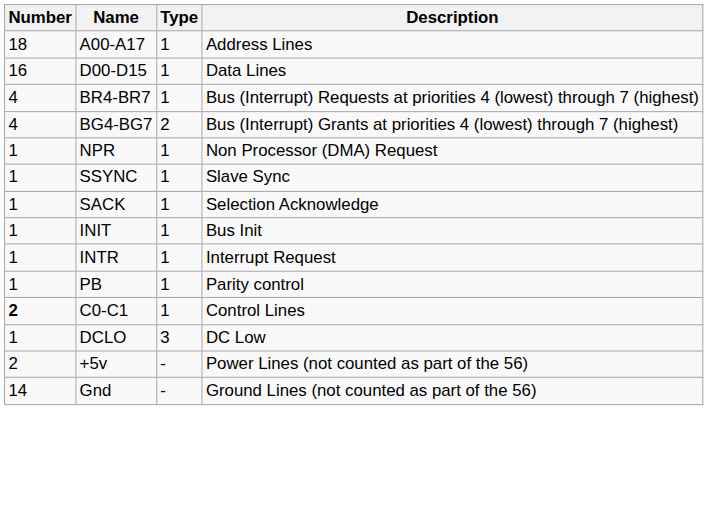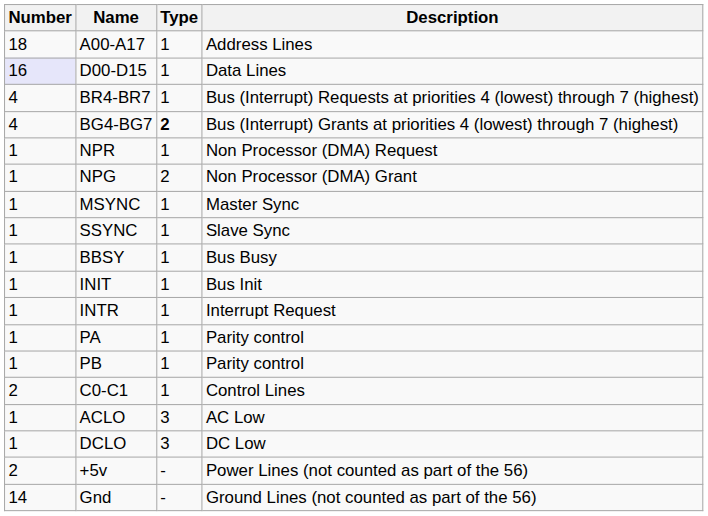(18, 71) no background -> (18, 71) lavender background
(165, 124) normal -> (165, 124) bold
+ row: (98, 177)
+ row: (110, 204)
+ row: (102, 257)
- row: (102, 204)
+ row: (90, 337)
(13, 310) bold -> (13, 390) normal
+ row: (102, 417)
